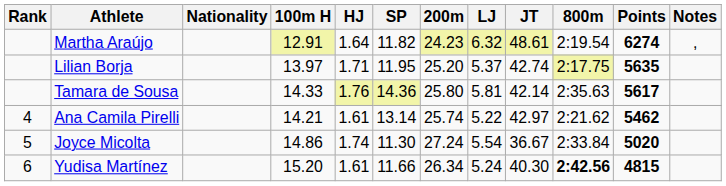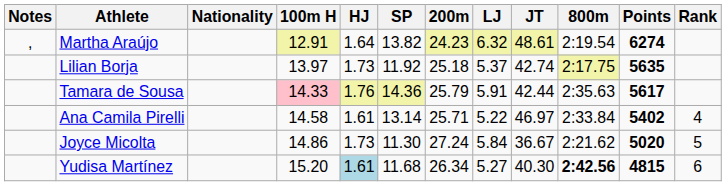columns swapped: (28, 17) <-> (695, 17)
(396, 42) 11.82 -> (402, 42) 13.82
(354, 67) 1.71 -> (359, 67) 1.73
(396, 67) 11.95 -> (402, 67) 11.92
(444, 67) 25.20 -> (449, 67) 25.18
(303, 92) no background -> (308, 92) pink background
(444, 92) 25.80 -> (449, 92) 25.79
(487, 92) 5.81 -> (492, 92) 5.91
(529, 92) 42.14 -> (535, 92) 42.44
(303, 117) 14.21 -> (308, 117) 14.58
(444, 117) 25.74 -> (449, 117) 25.71
(529, 117) 42.97 -> (535, 117) 46.97
(583, 117) 2:21.62 -> (589, 117) 2:33.84
(642, 117) 5462 -> (647, 117) 5402
(354, 142) 1.74 -> (359, 142) 1.73
(487, 142) 5.54 -> (492, 142) 5.84
(583, 142) 2:33.84 -> (589, 142) 2:21.62
(354, 167) no background -> (359, 167) lightblue background
(396, 167) 11.66 -> (402, 167) 11.68
(487, 167) 5.24 -> (492, 167) 5.27
